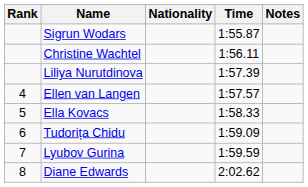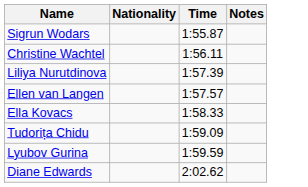- column: (23, 14)
